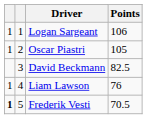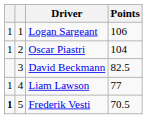(119, 49) 105 -> (119, 49) 104
(116, 85) 76 -> (116, 85) 77
